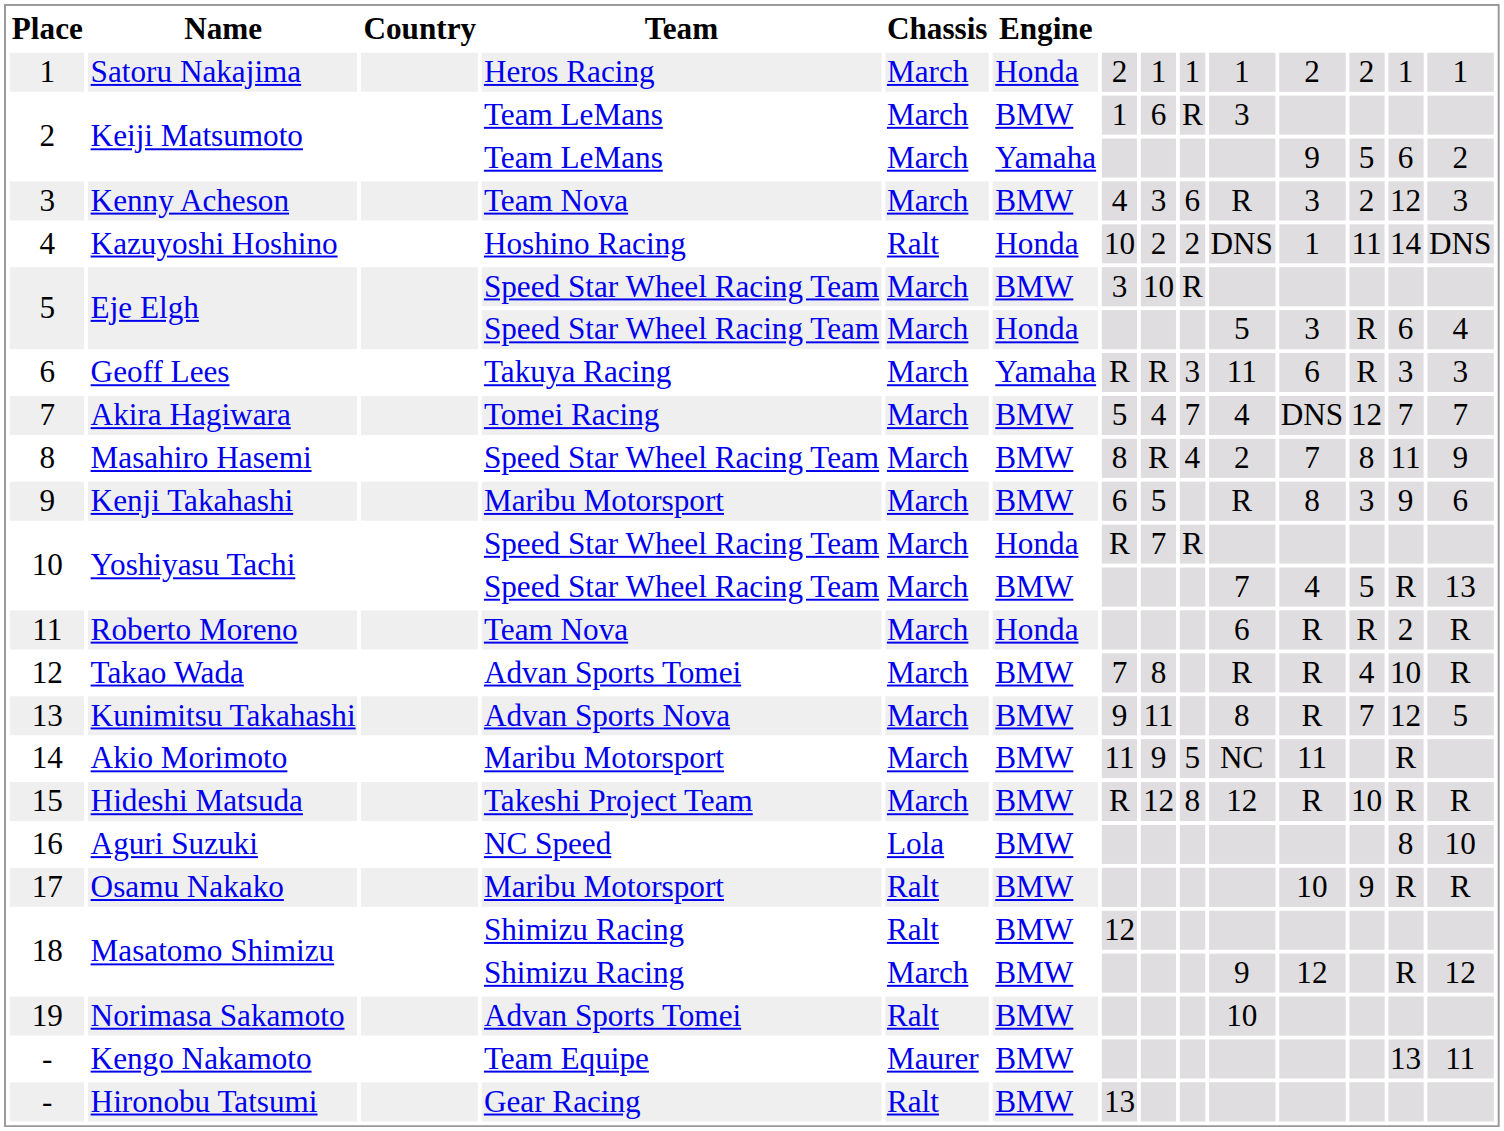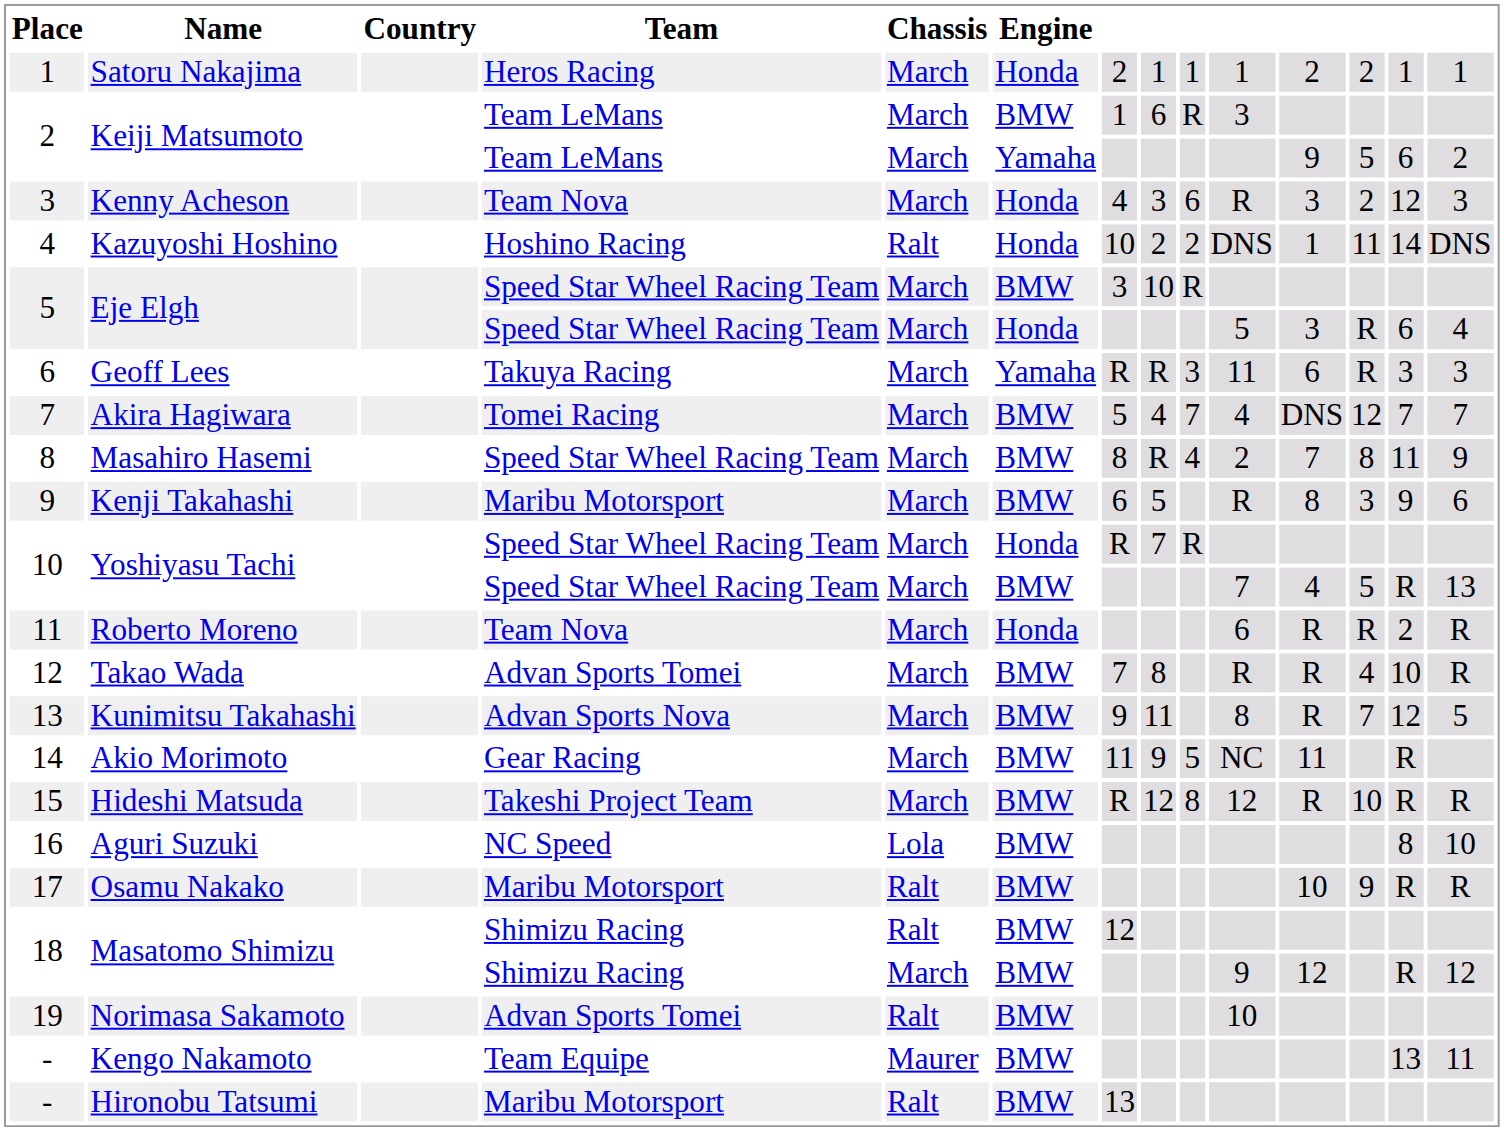(1034, 200) BMW -> (1037, 200) Honda
(604, 758) Maribu Motorsport -> (562, 758) Gear Racing
(562, 1101) Gear Racing -> (604, 1101) Maribu Motorsport
